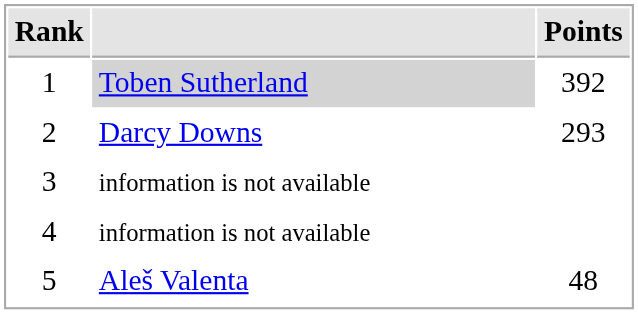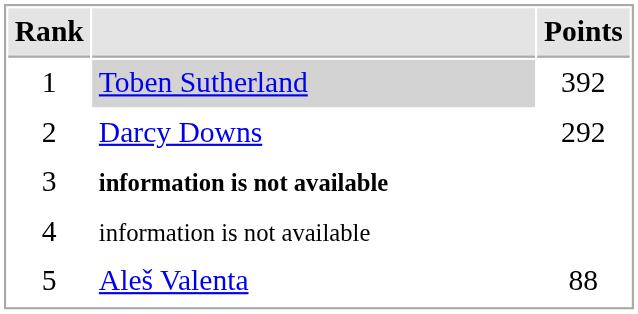(583, 132) 293 -> (583, 132) 292
(235, 182) normal -> (244, 181) bold
(583, 280) 48 -> (583, 280) 88
